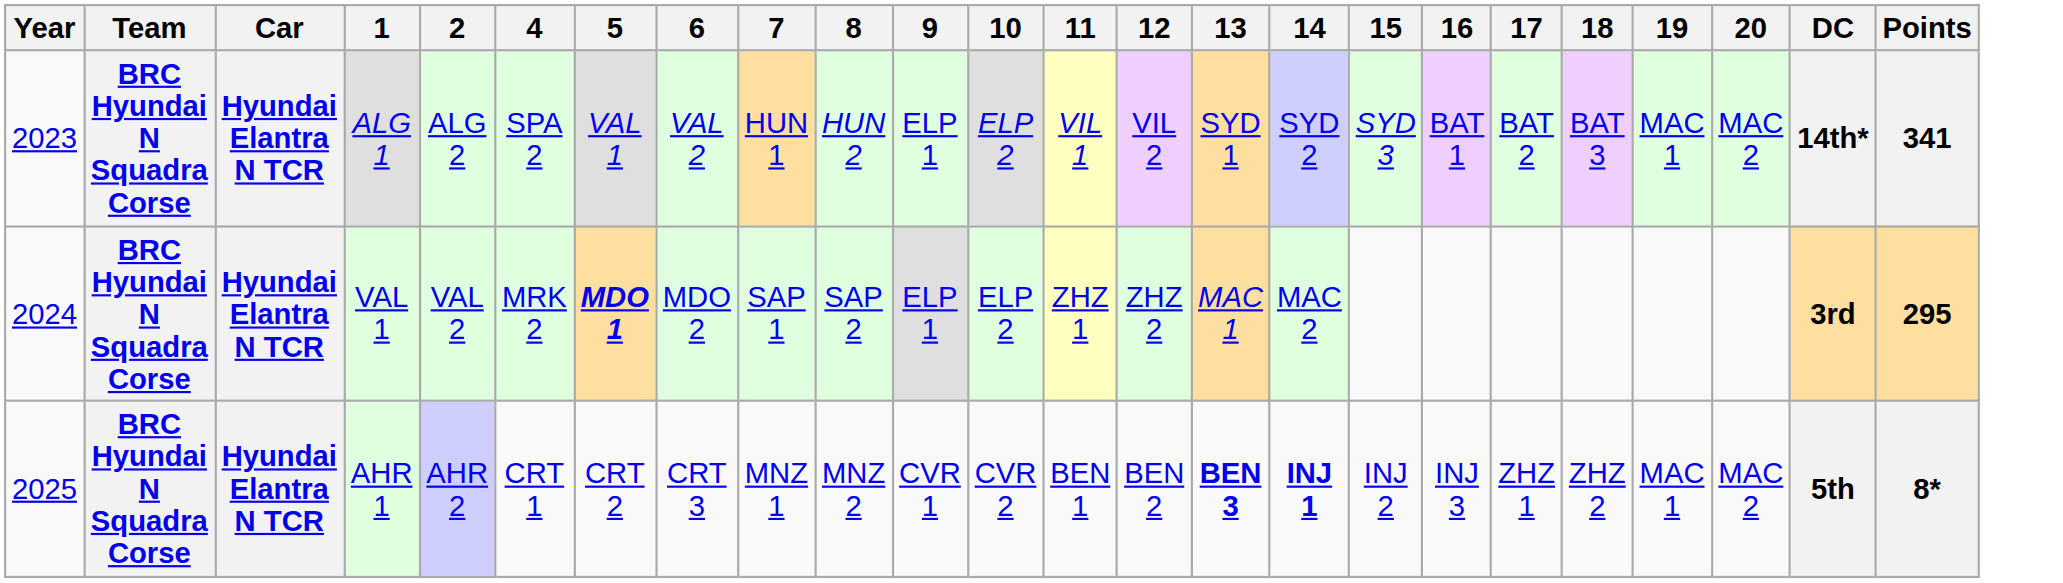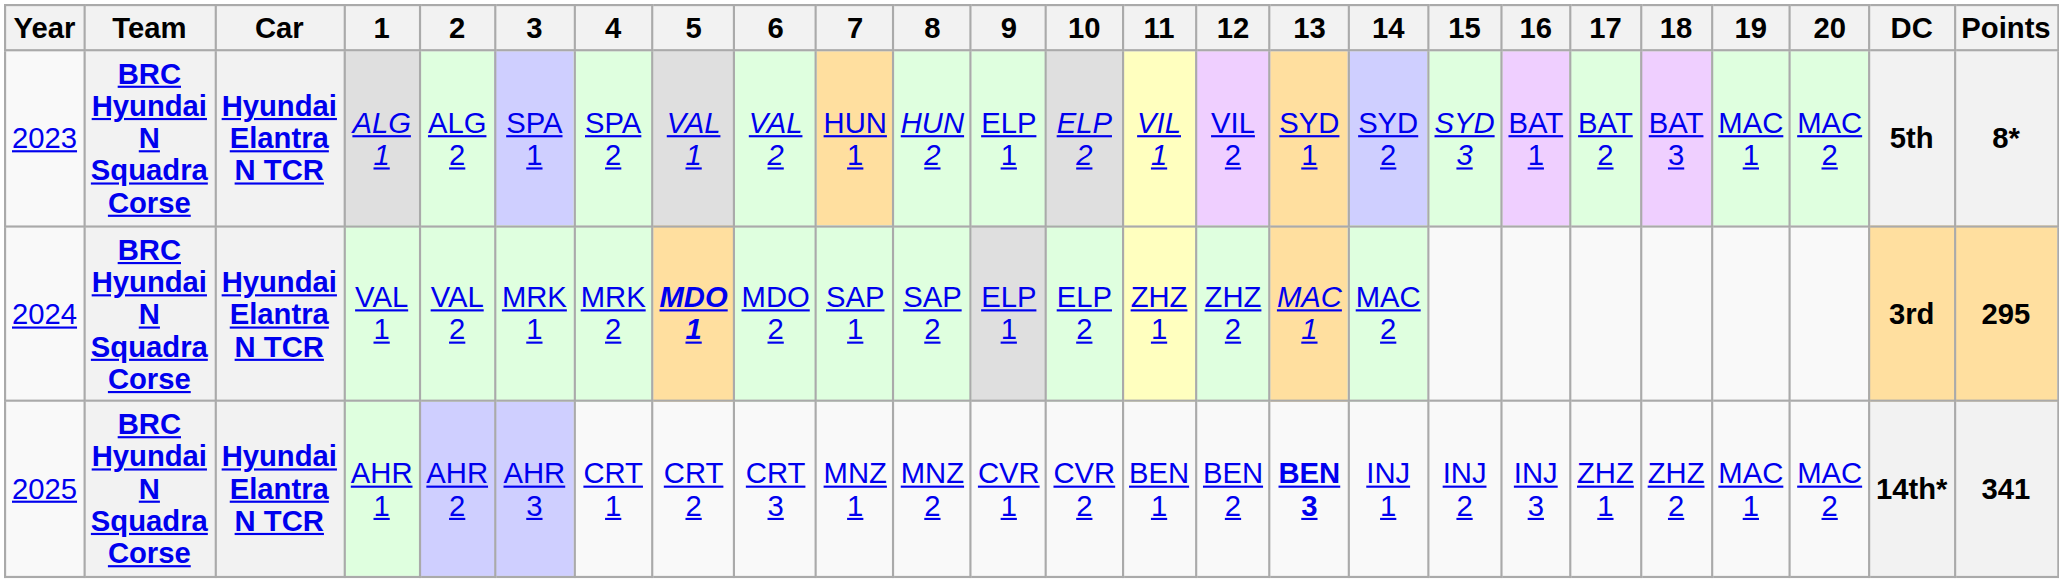+ column: (534, 28)
(1833, 138) 14th* -> (1912, 138) 5th
(1927, 138) 341 -> (2006, 138) 8*
(1309, 488) bold -> (1388, 488) normal
(1833, 488) 5th -> (1912, 488) 14th*
(1927, 488) 8* -> (2006, 488) 341
